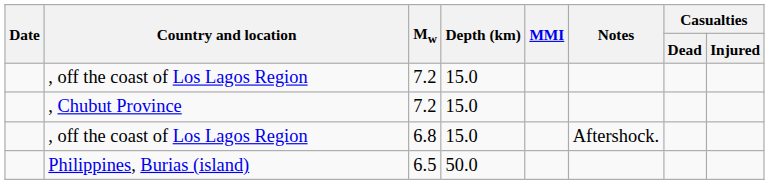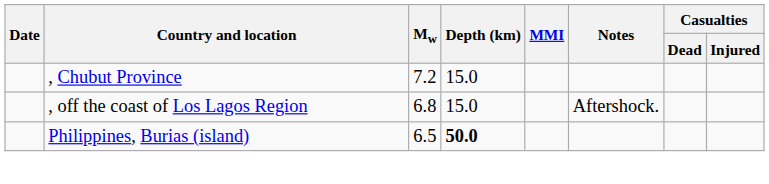- row: (178, 77)
(462, 164) normal -> (462, 135) bold
